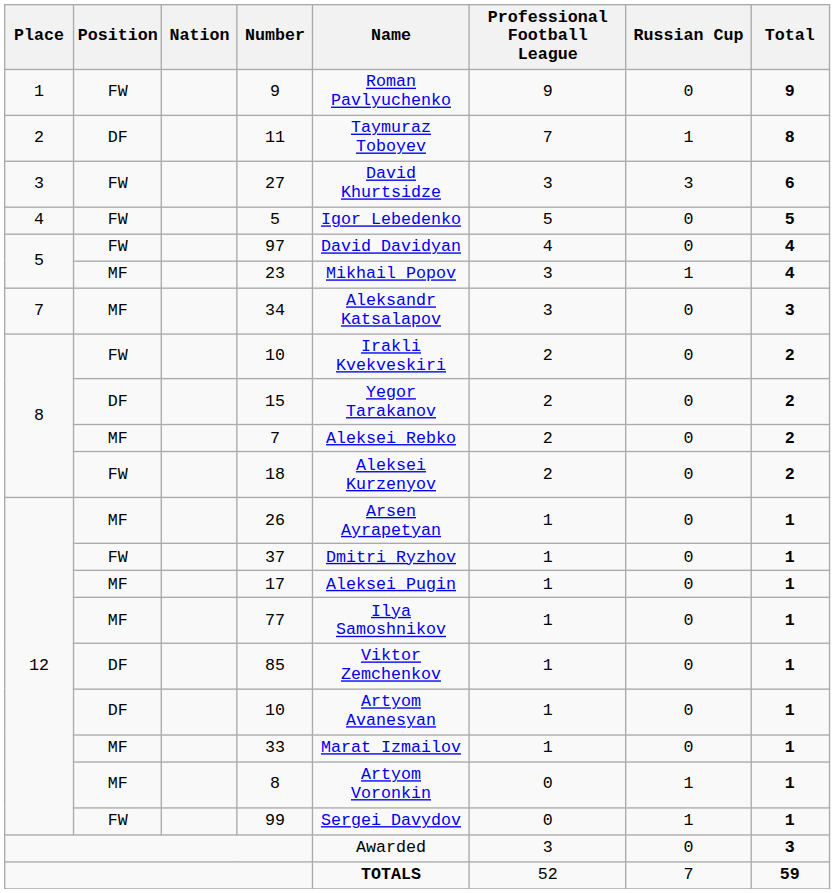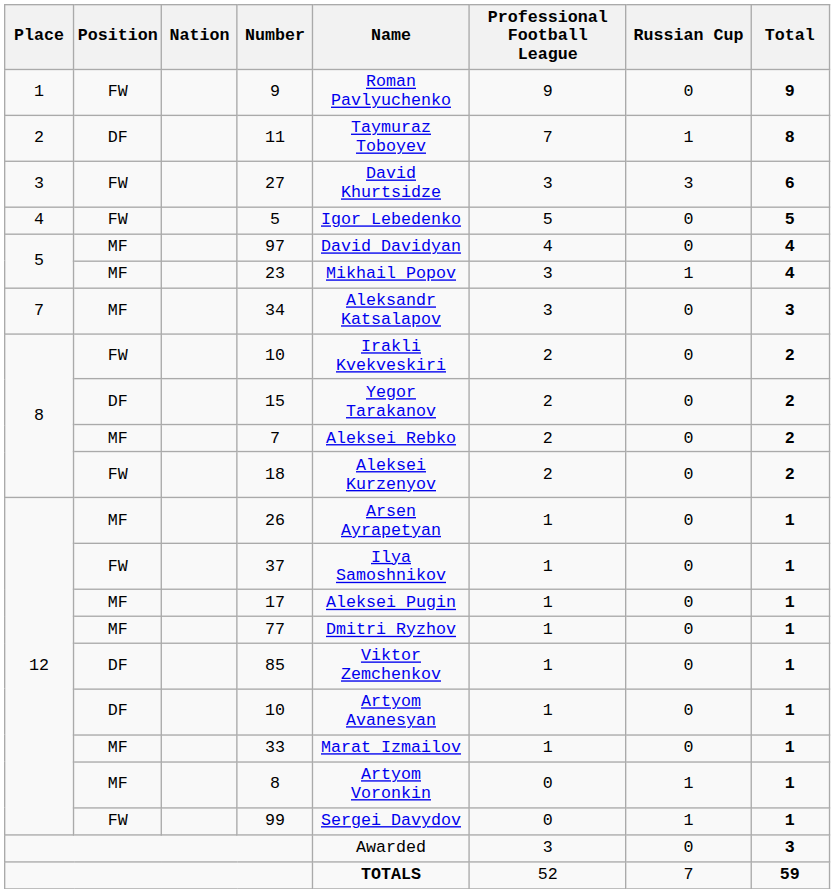(118, 248) FW -> (118, 248) MF
(391, 557) Dmitri Ryzhov -> (391, 567) Ilya Samoshnikov
(391, 621) Ilya Samoshnikov -> (391, 630) Dmitri Ryzhov
